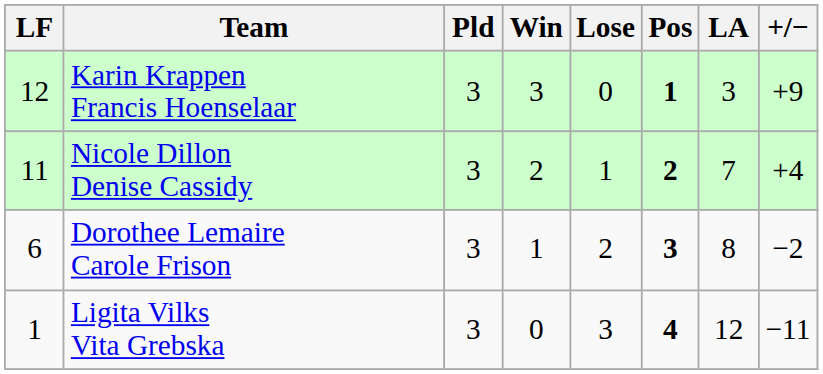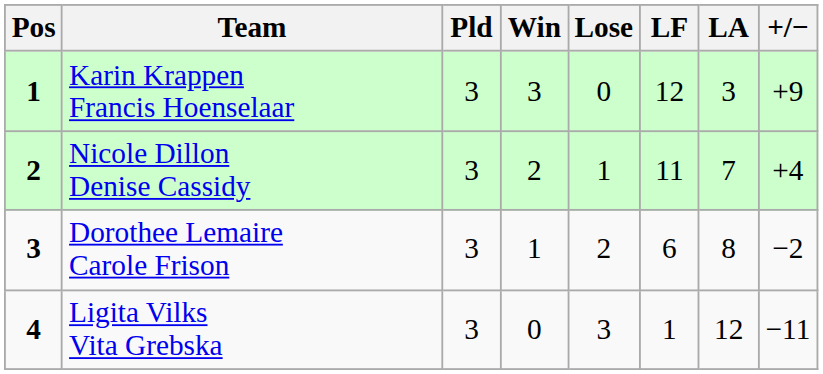columns swapped: (670, 27) <-> (35, 27)
